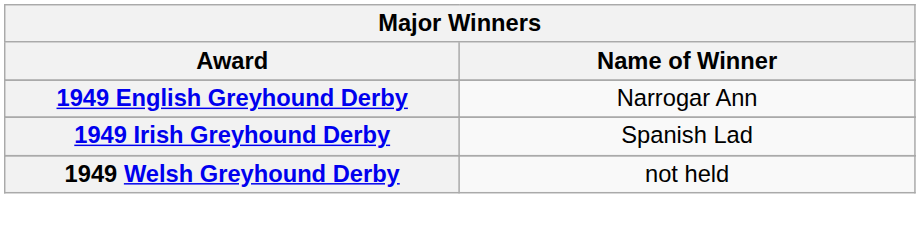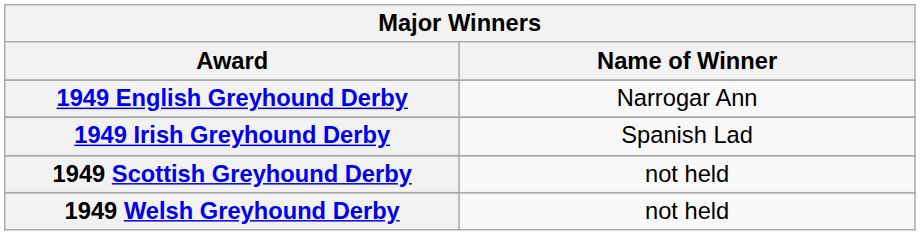+ row: (232, 173)
